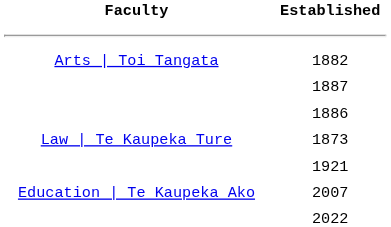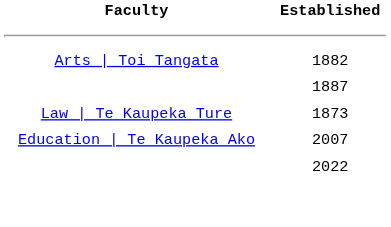- row: (330, 114)
- row: (330, 167)
